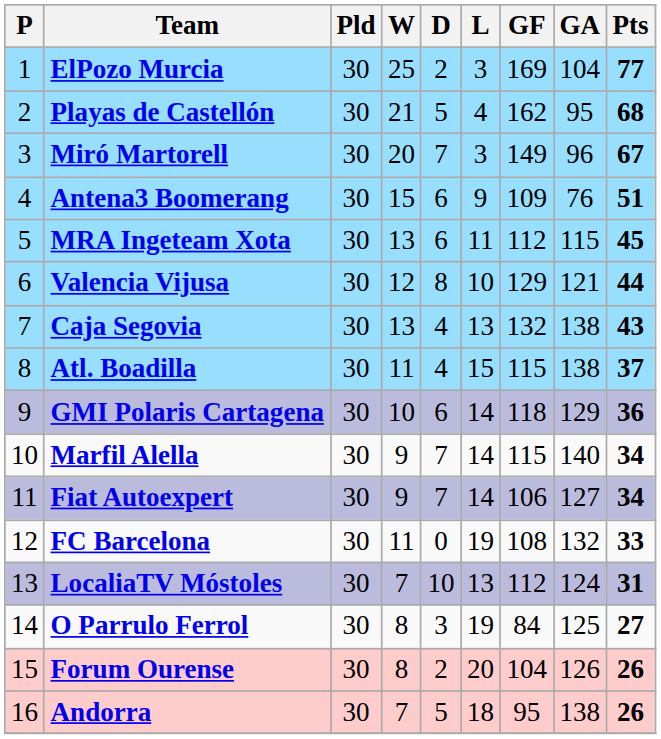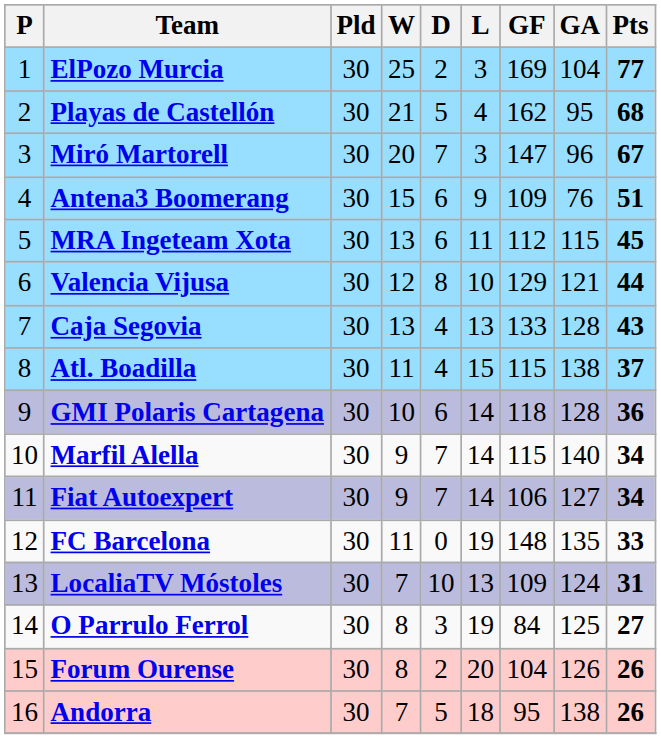(527, 154) 149 -> (527, 154) 147
(527, 326) 132 -> (527, 326) 133
(580, 326) 138 -> (580, 326) 128
(580, 411) 129 -> (580, 411) 128
(527, 540) 108 -> (527, 540) 148
(580, 540) 132 -> (580, 540) 135
(527, 583) 112 -> (527, 583) 109
